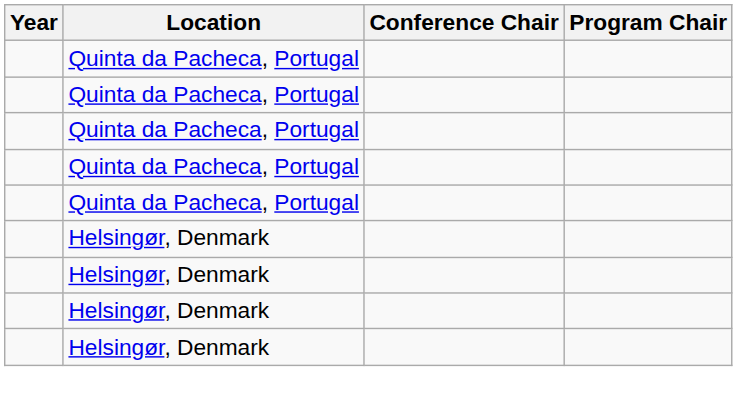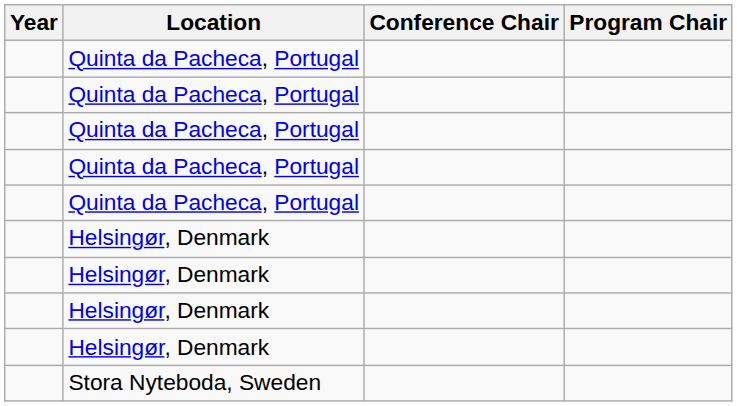+ row: (34, 383)
